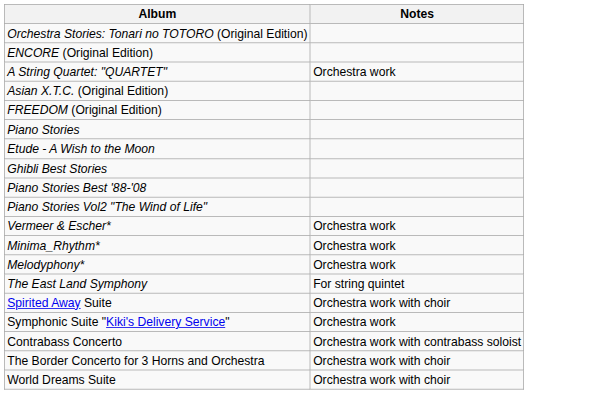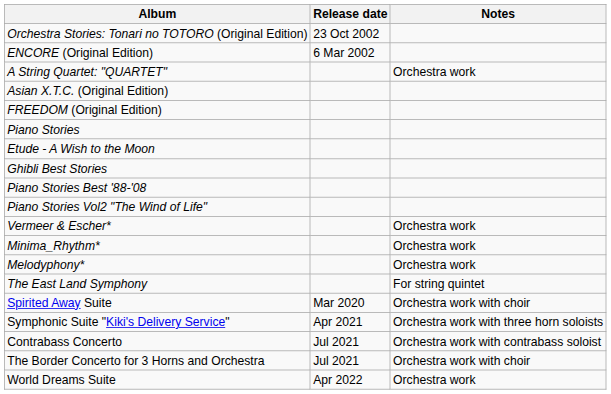+ column: (350, 14)
(354, 322) Orchestra work -> (498, 322) Orchestra work with three horn soloists
(382, 380) Orchestra work with choir -> (434, 380) Orchestra work
